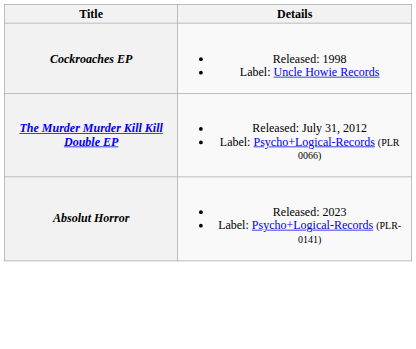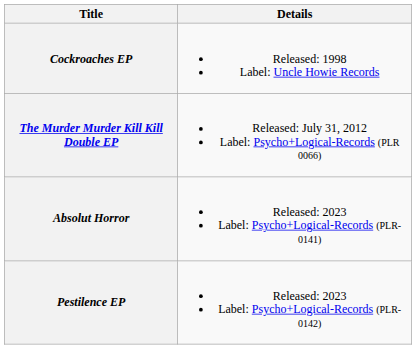+ row: (91, 302)
